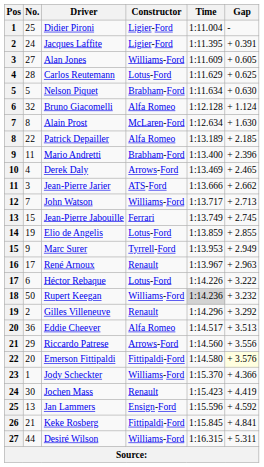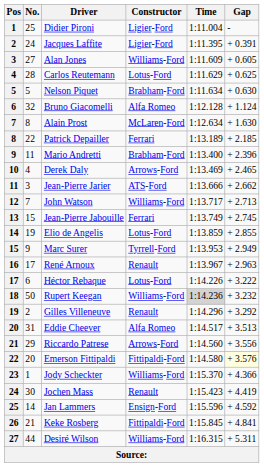(152, 138) Alfa Romeo -> (141, 138) Ferrari
(30, 328) 36 -> (30, 328) 31
(30, 407) 13 -> (30, 407) 14
